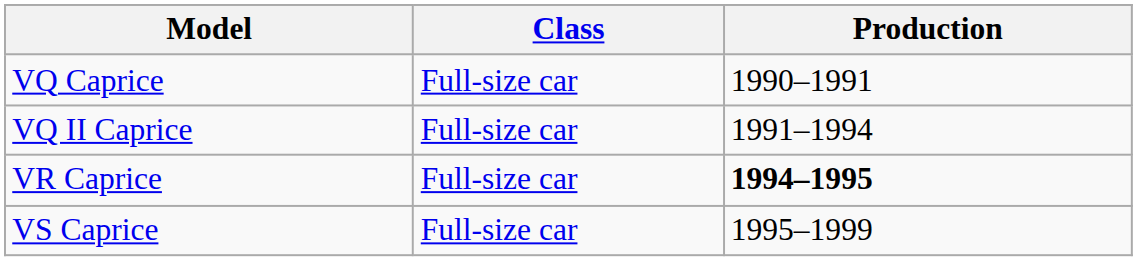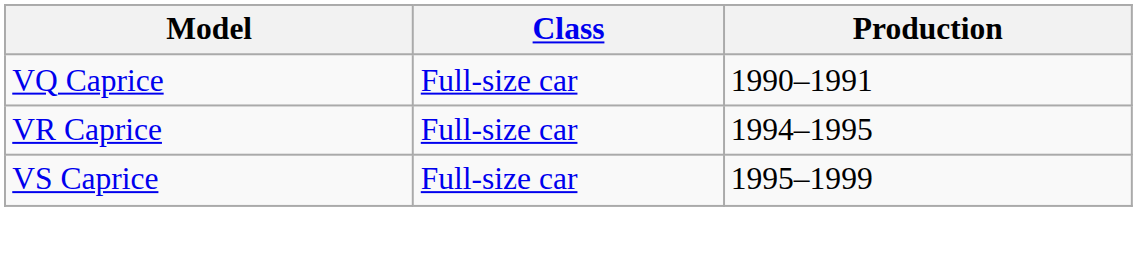- row: (102, 129)
(802, 179) bold -> (802, 129) normal
